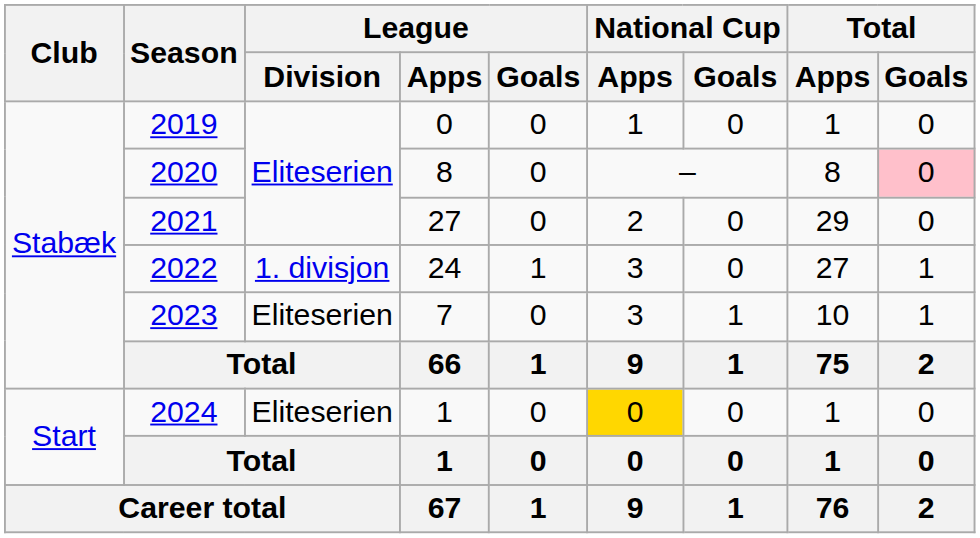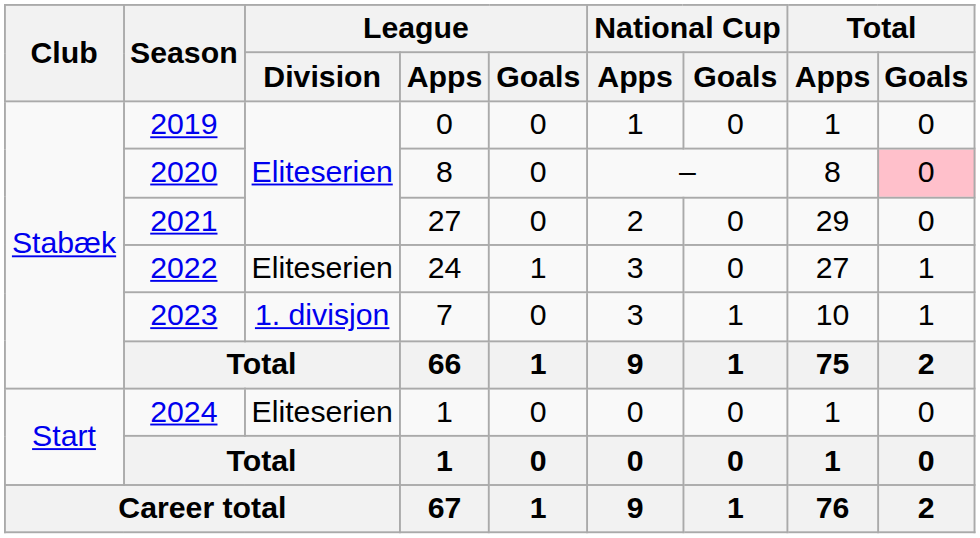(322, 268) 1. divisjon -> (322, 268) Eliteserien
(322, 316) Eliteserien -> (322, 316) 1. divisjon
(635, 412) gold background -> (635, 412) no background
